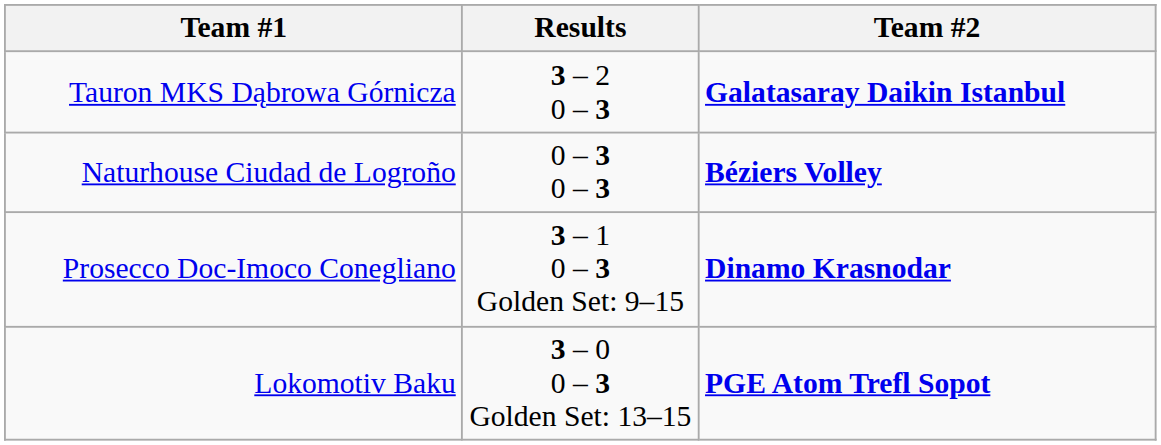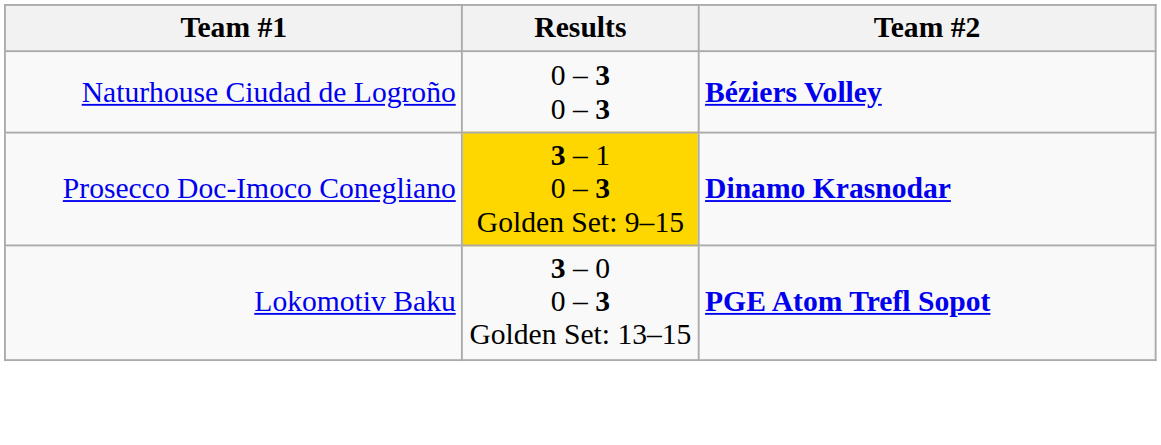- row: (262, 91)
(580, 268) no background -> (580, 188) gold background
